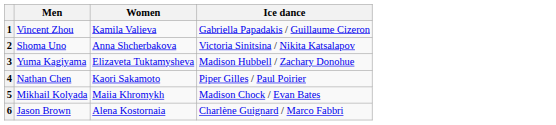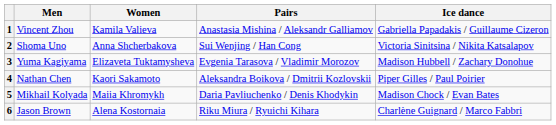+ column: (286, 12)
